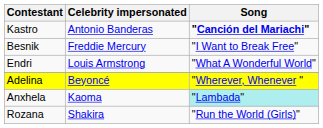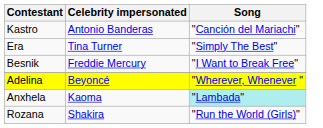(251, 30) bold -> (246, 30) normal
+ row: (15, 47)
- row: (19, 64)
